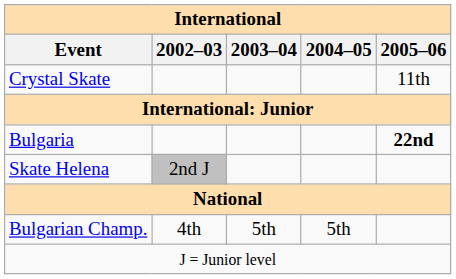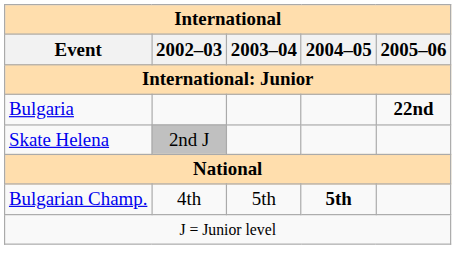- row: (60, 79)
(339, 229) normal -> (339, 199) bold
